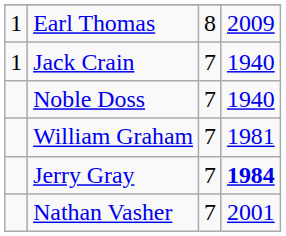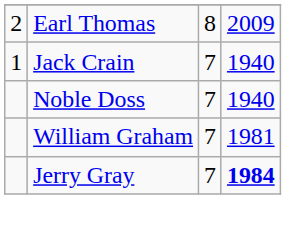(16, 23) 1 -> (16, 23) 2
- row: (103, 212)
